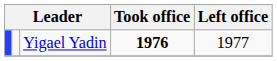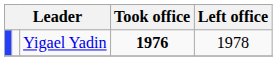(233, 42) 1977 -> (233, 42) 1978
